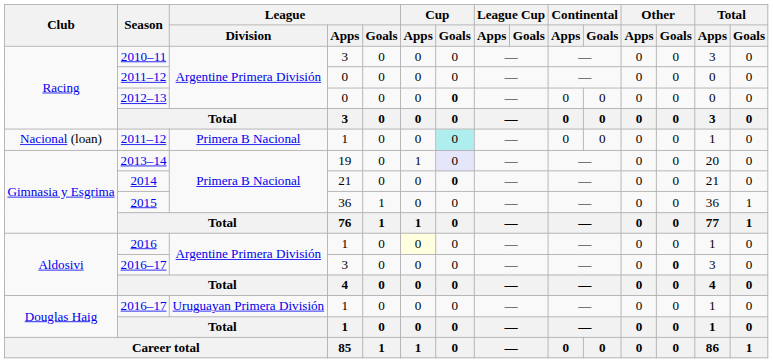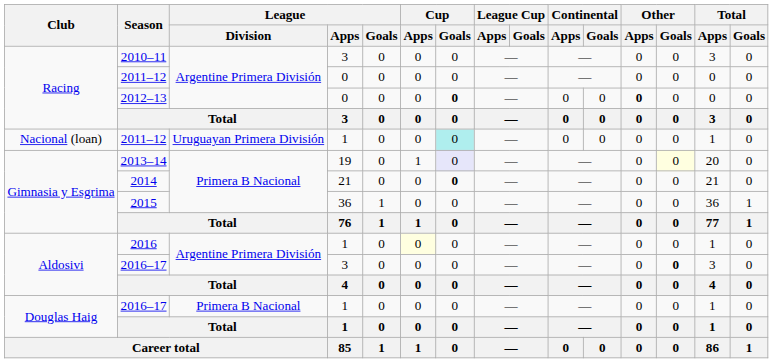(639, 98) normal -> (639, 98) bold
(248, 139) Primera B Nacional -> (248, 139) Uruguayan Primera División
(676, 160) no background -> (676, 160) lightyellow background
(248, 306) Uruguayan Primera División -> (248, 306) Primera B Nacional
